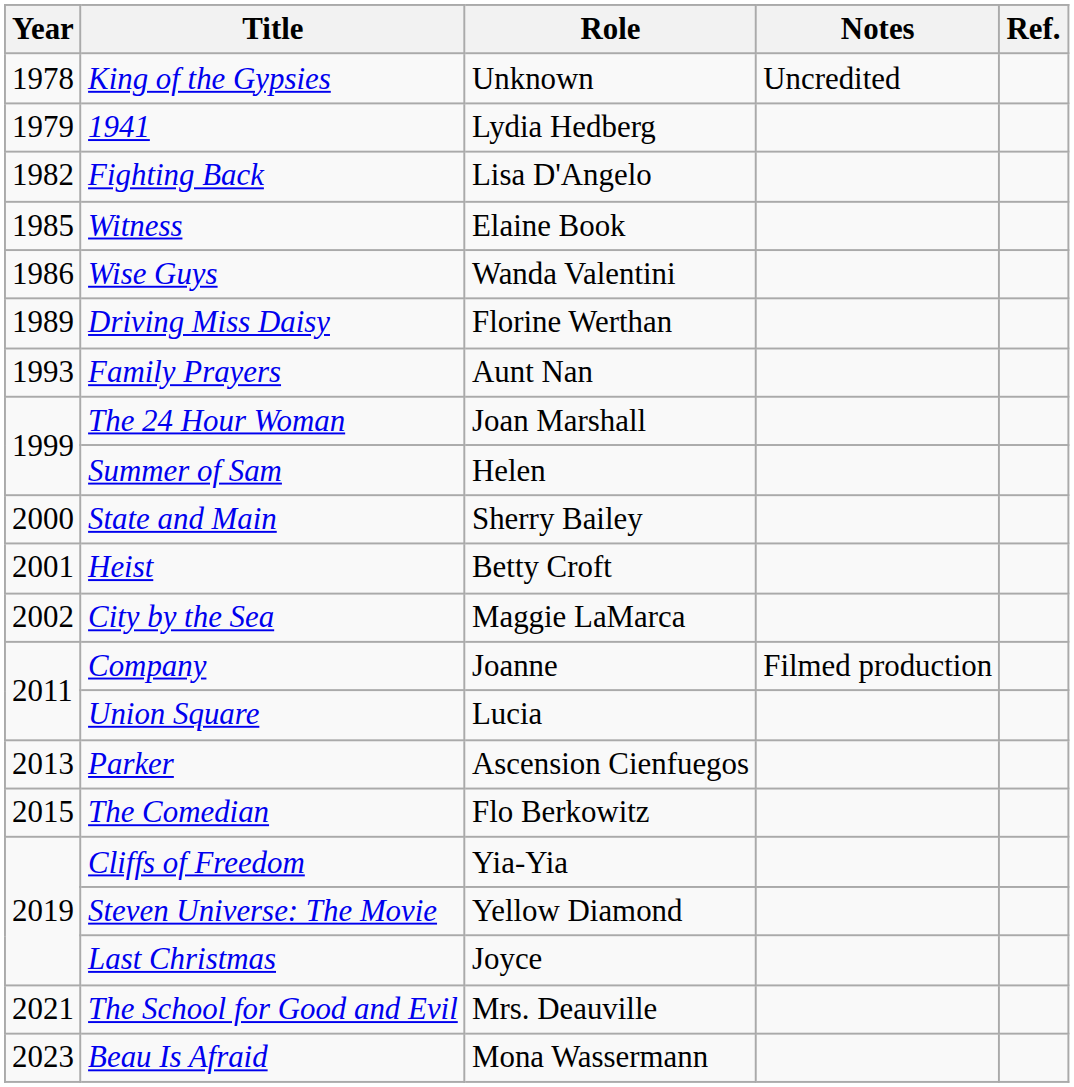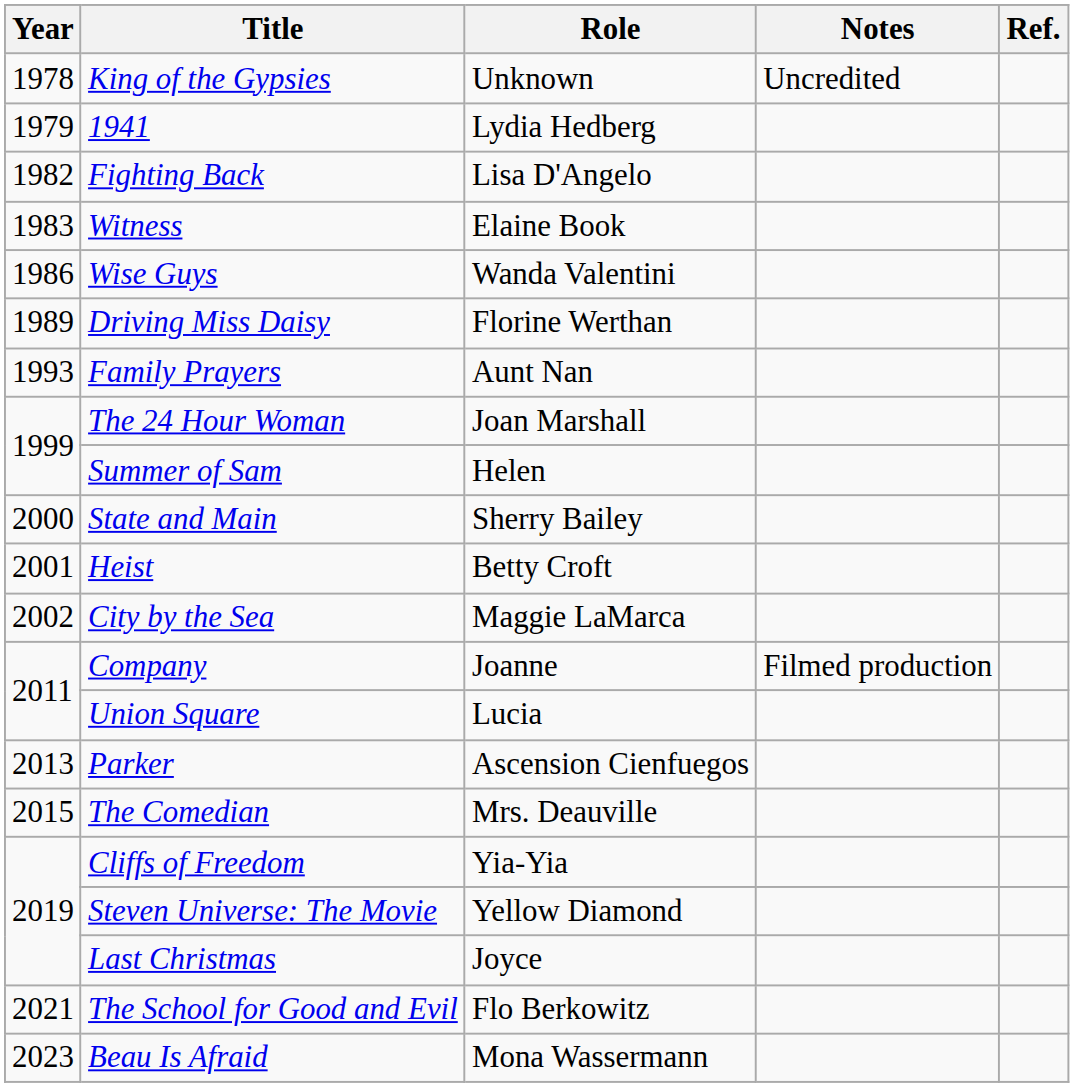(43, 224) 1985 -> (43, 224) 1983
(561, 812) Flo Berkowitz -> (565, 812) Mrs. Deauville
(565, 1008) Mrs. Deauville -> (561, 1008) Flo Berkowitz
